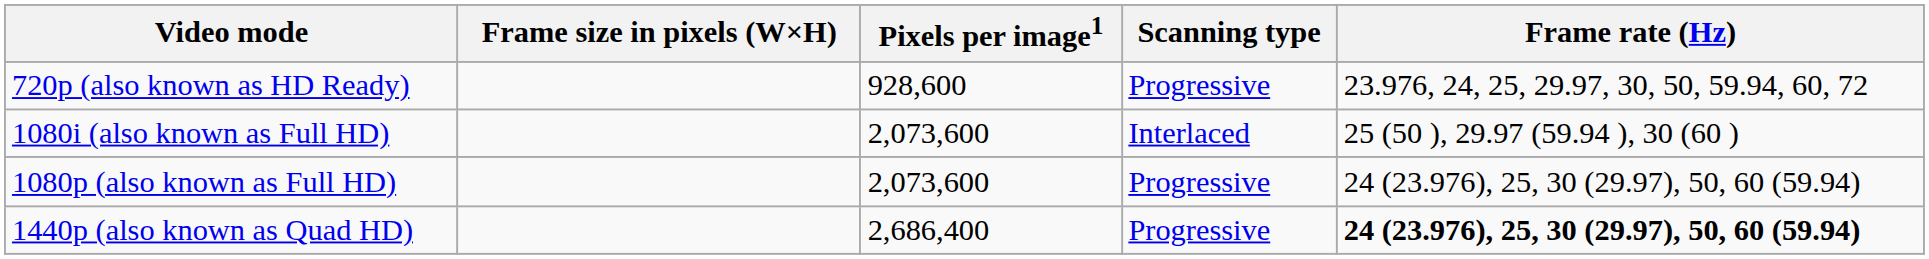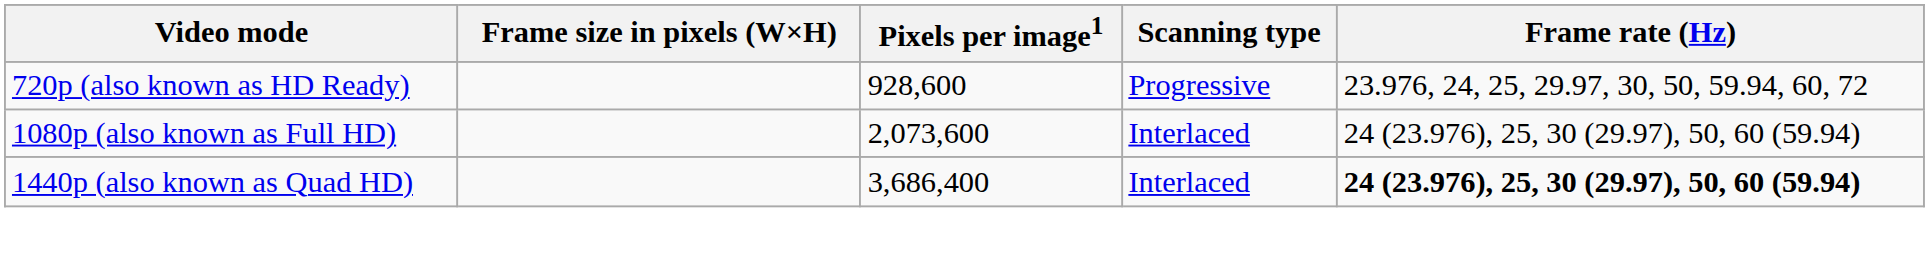- row: (201, 133)
(1199, 181) Progressive -> (1189, 133) Interlaced
(928, 229) 2,686,400 -> (928, 181) 3,686,400
(1199, 229) Progressive -> (1189, 181) Interlaced
